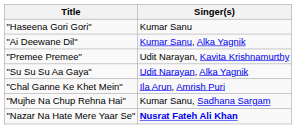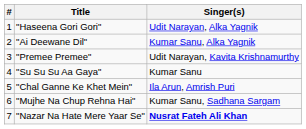+ column: (9, 12)
(166, 27) Kumar Sanu -> (204, 27) Udit Narayan, Alka Yagnik
(194, 72) Udit Narayan, Alka Yagnik -> (175, 72) Kumar Sanu
